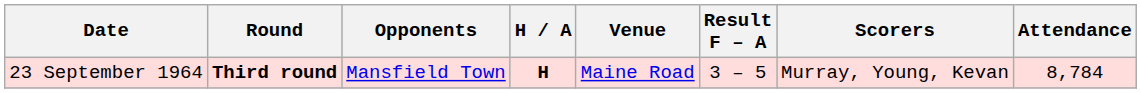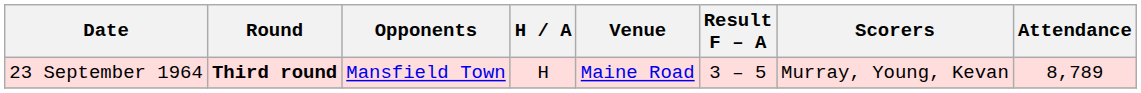(543, 73) bold -> (543, 73) normal
(1075, 73) 8,784 -> (1075, 73) 8,789
